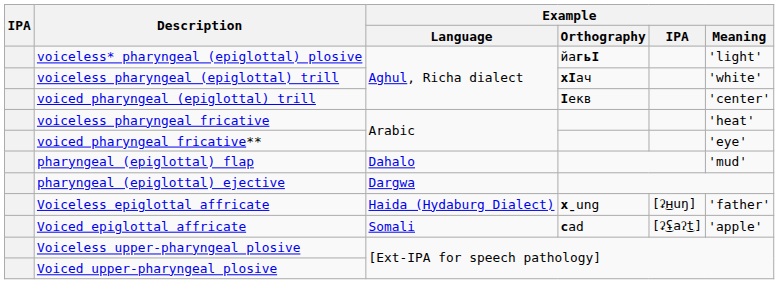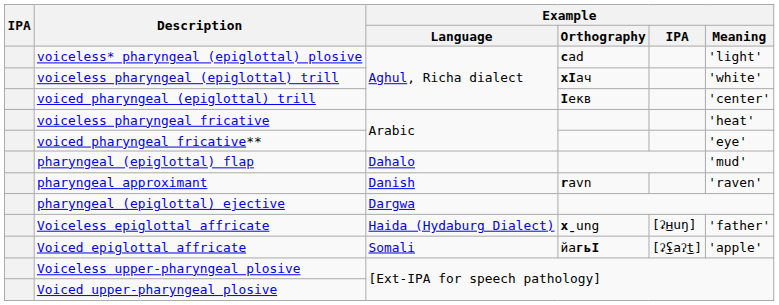(580, 57) йагьІ -> (572, 57) cad
+ row: (122, 183)
(572, 226) cad -> (580, 247) йагьІ
